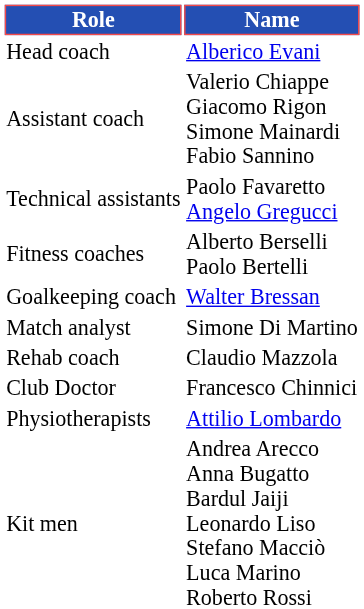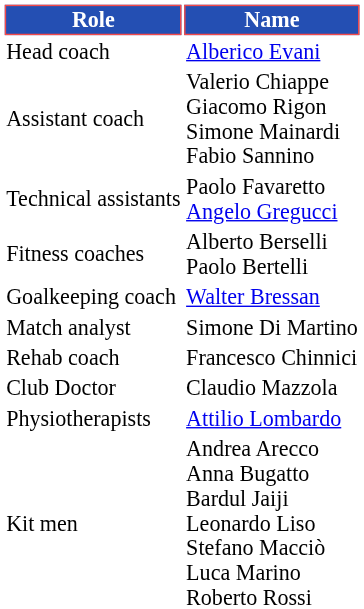(262, 357) Claudio Mazzola -> (272, 357) Francesco Chinnici
(272, 388) Francesco Chinnici -> (262, 388) Claudio Mazzola
